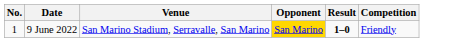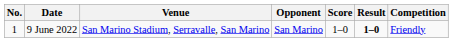+ column: (340, 12)
(299, 29) gold background -> (299, 29) no background
